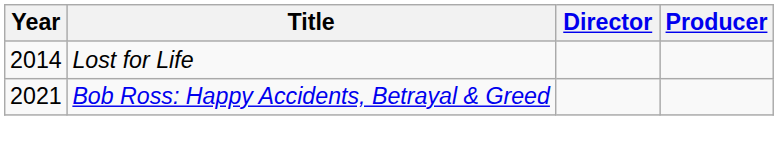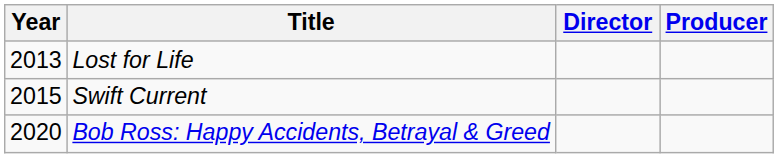(36, 59) 2014 -> (36, 59) 2013
+ row: (139, 96)
(36, 96) 2021 -> (36, 133) 2020
